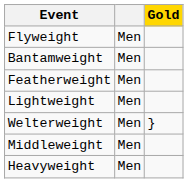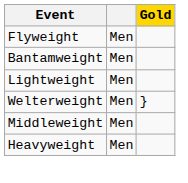- row: (59, 80)
